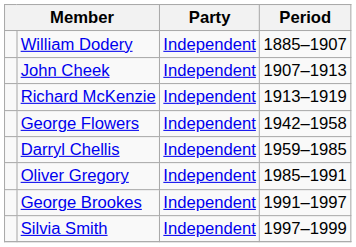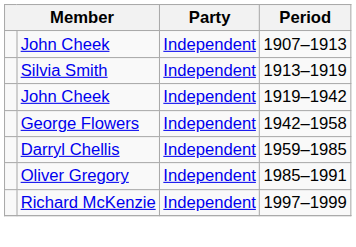- row: (305, 44)
(88, 96) Richard McKenzie -> (64, 70) Silvia Smith
+ row: (305, 96)
- row: (305, 202)
(64, 228) Silvia Smith -> (88, 202) Richard McKenzie
